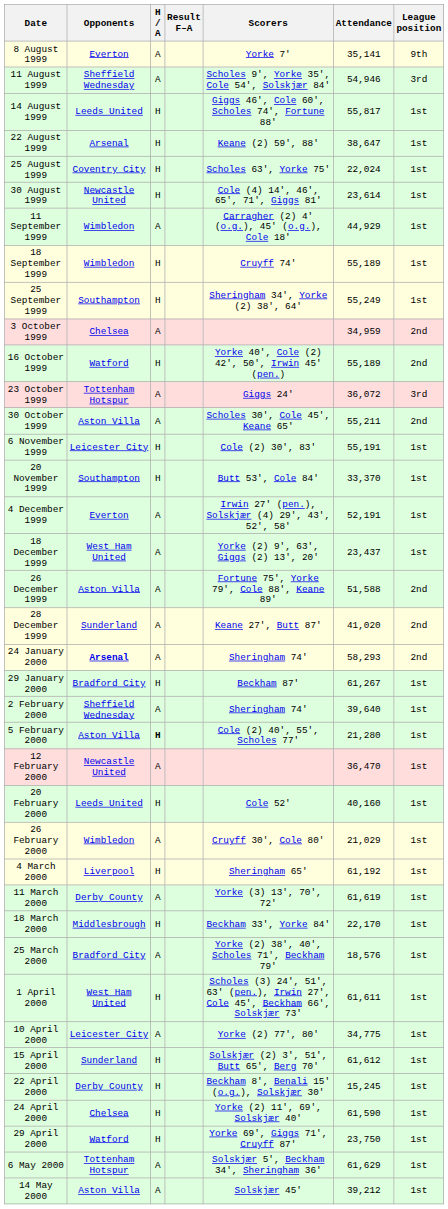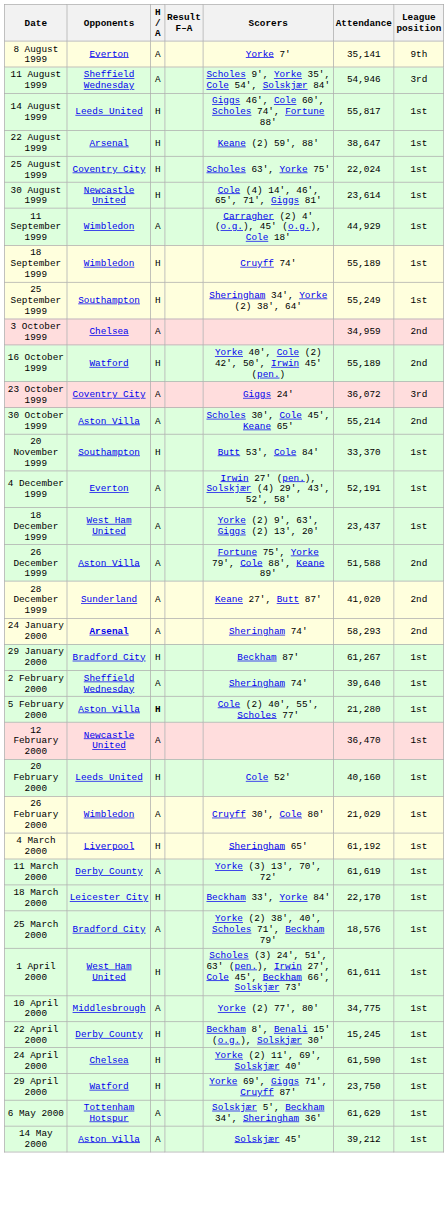(109, 395) Tottenham Hotspur -> (109, 395) Coventry City
(364, 421) 55,211 -> (364, 421) 55,214
- row: (36, 447)
(109, 924) Middlesbrough -> (109, 898) Leicester City
(109, 1035) Leicester City -> (109, 1009) Middlesbrough
- row: (36, 1061)
